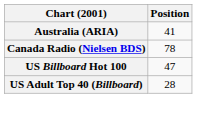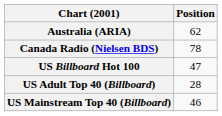(170, 31) 41 -> (195, 31) 62
+ row: (89, 102)
